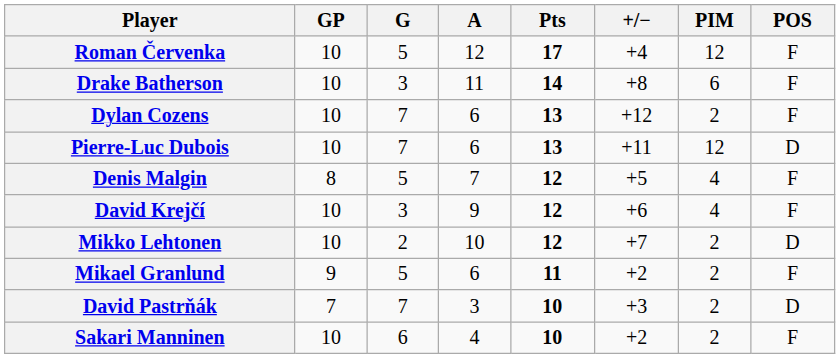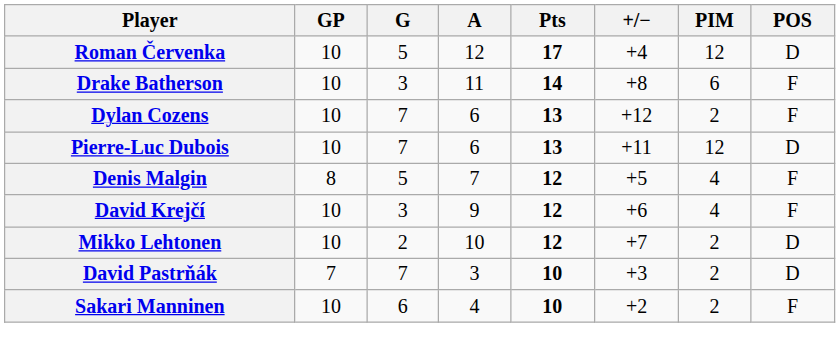(793, 52) F -> (793, 52) D
- row: (150, 274)
